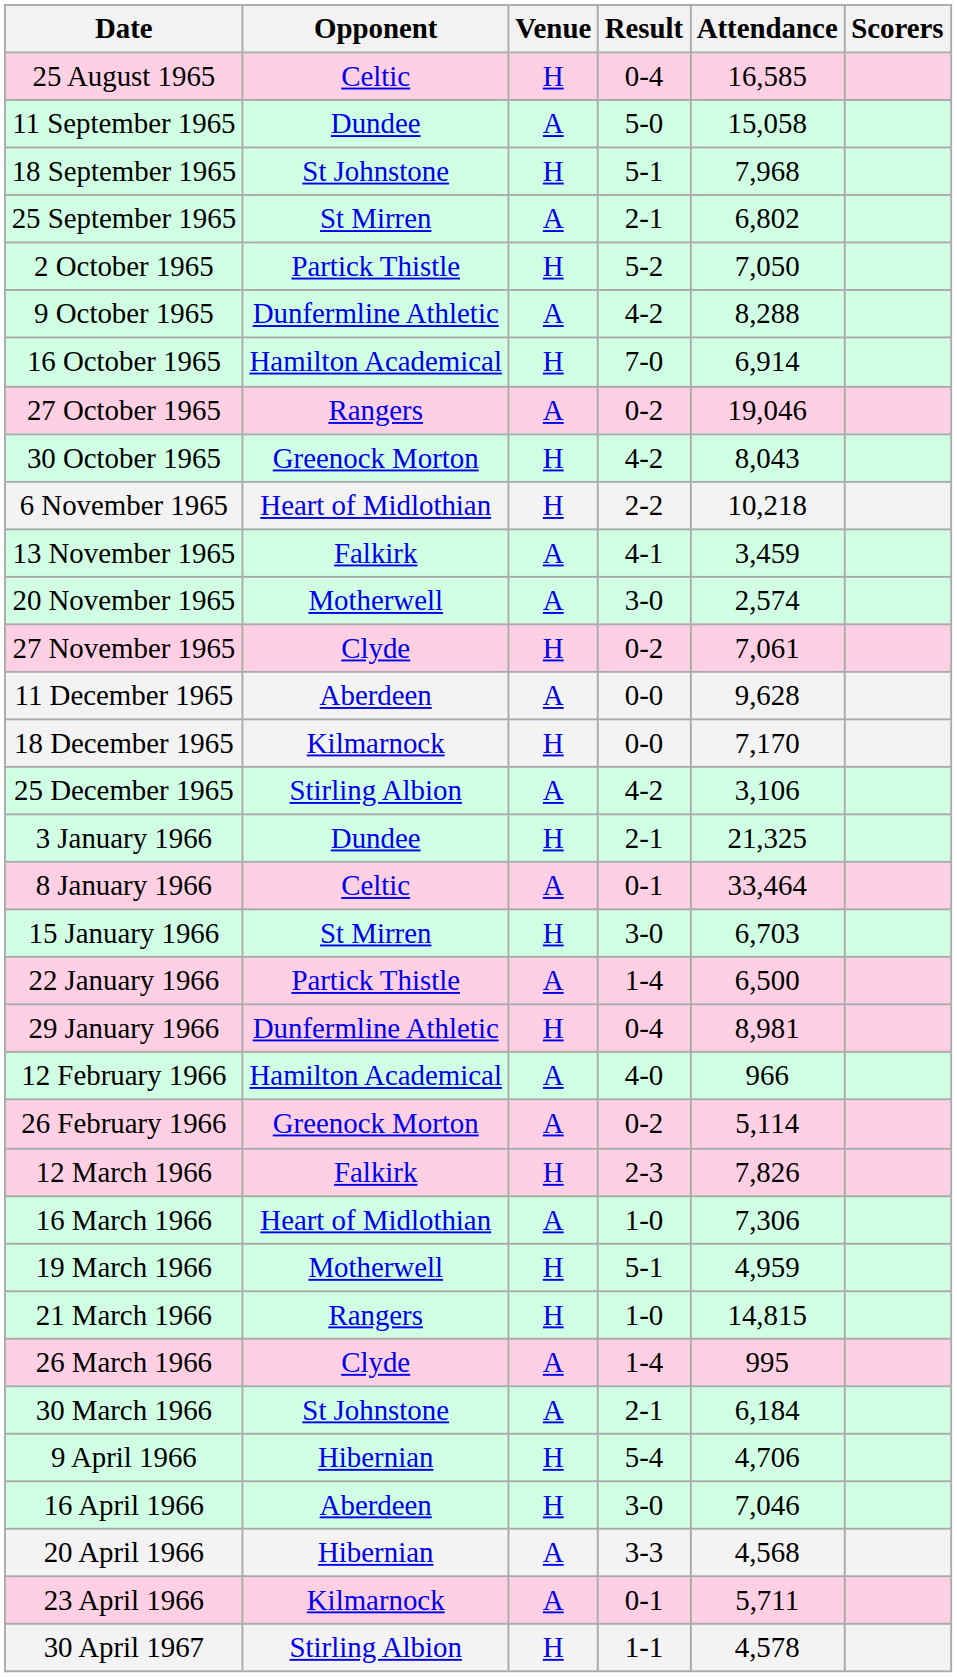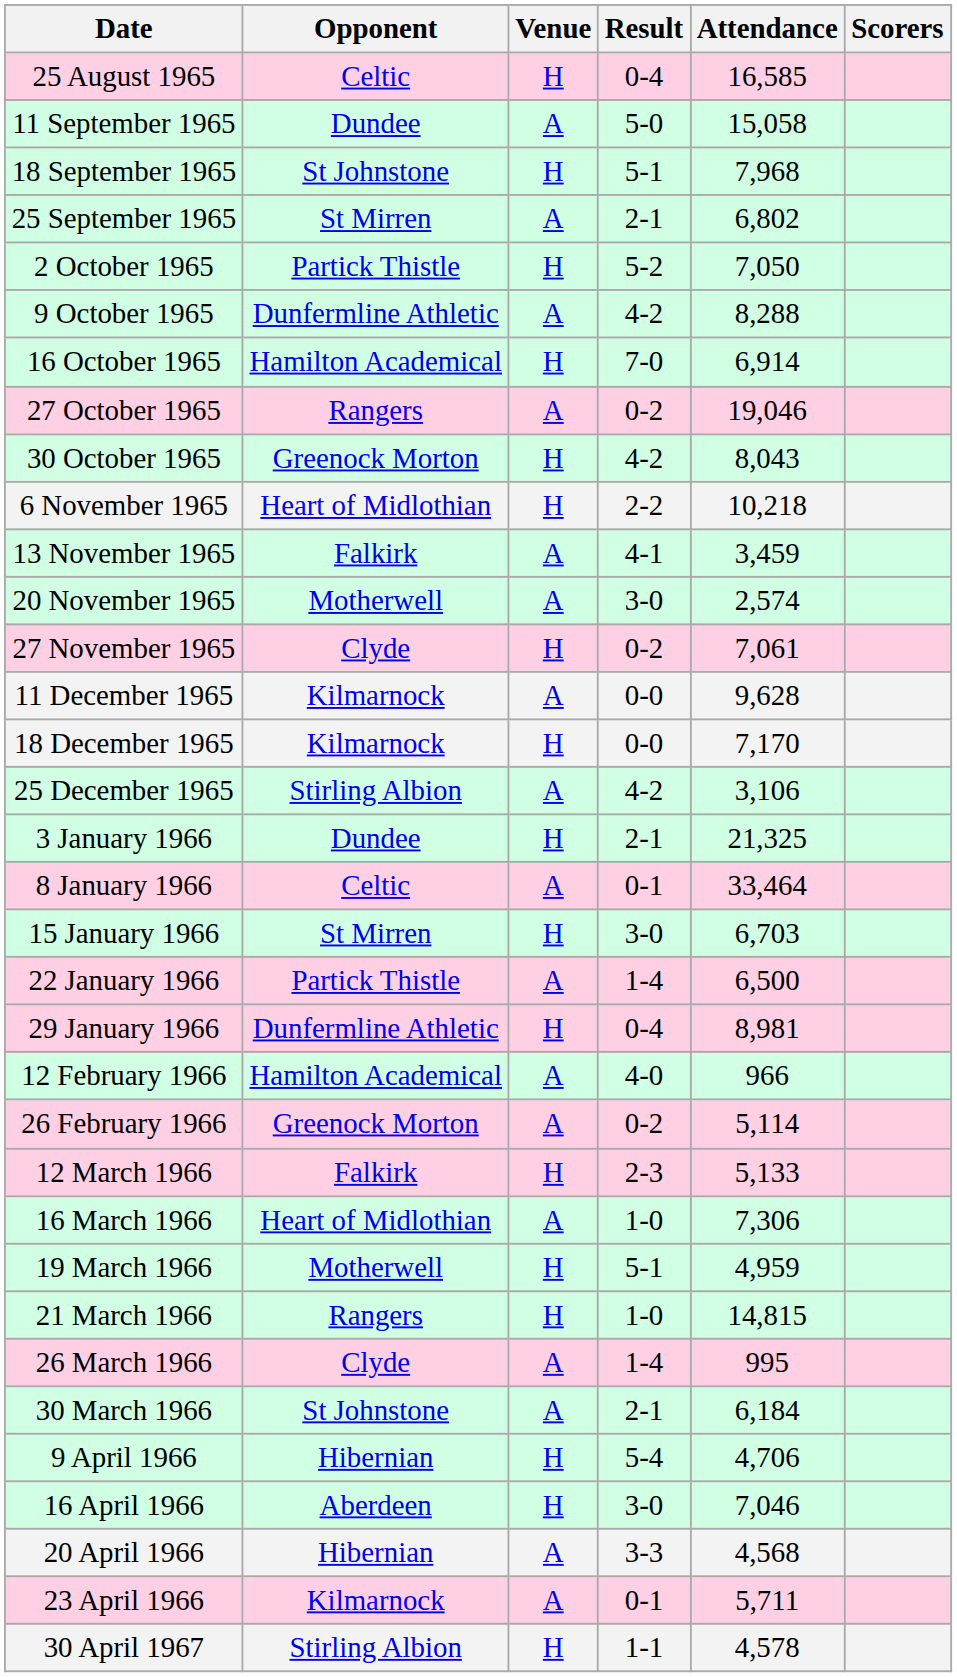(376, 695) Aberdeen -> (376, 695) Kilmarnock
(767, 1171) 7,826 -> (767, 1171) 5,133
